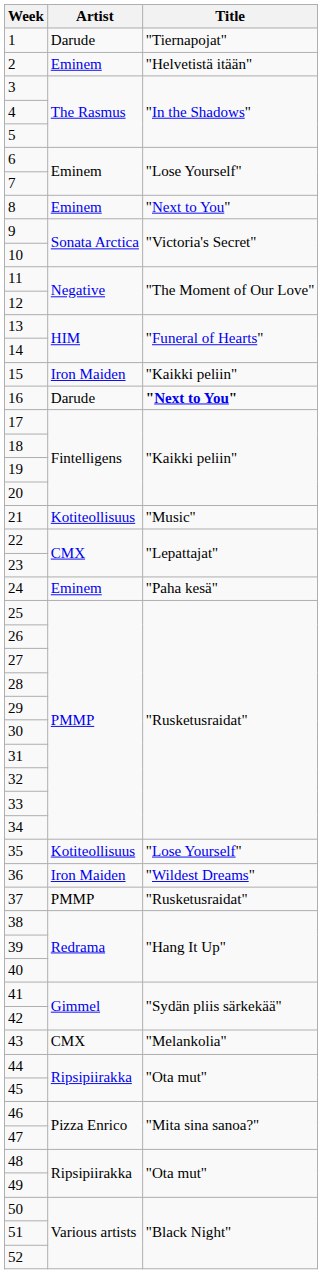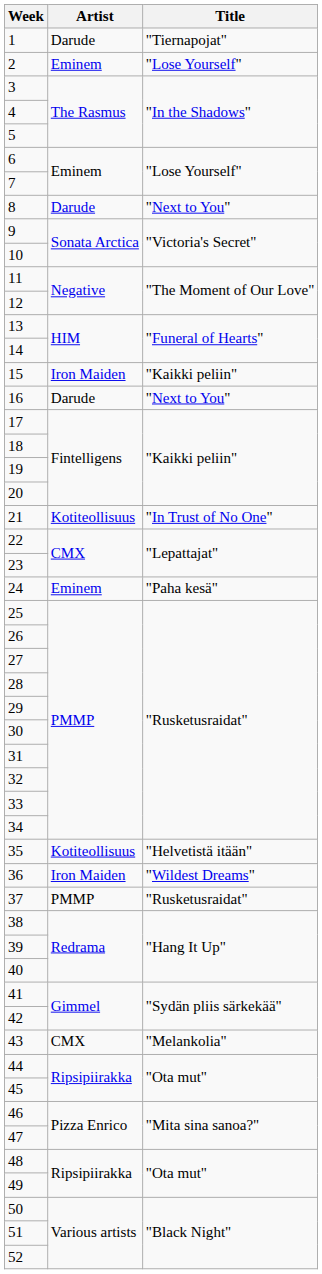(199, 64) "Helvetistä itään" -> (194, 64) "Lose Yourself"
(76, 207) Eminem -> (73, 207) Darude
(192, 398) bold -> (188, 398) normal
(171, 517) "Music" -> (209, 517) "In Trust of No One"
(194, 851) "Lose Yourself" -> (199, 851) "Helvetistä itään"
